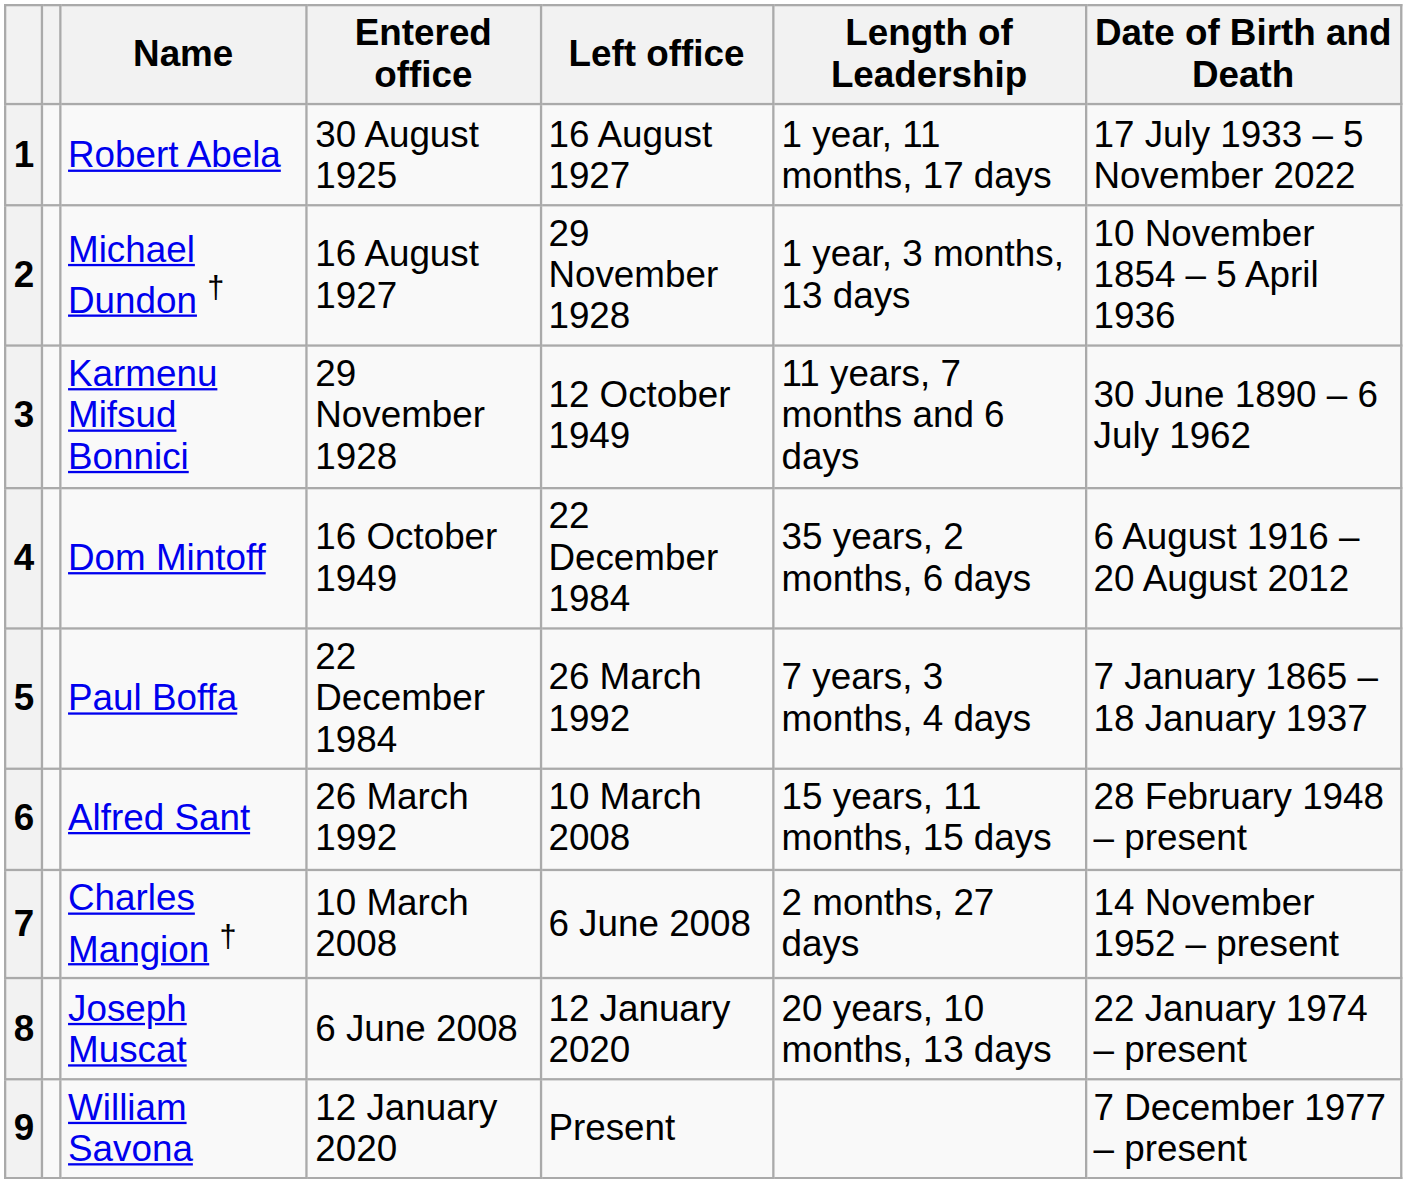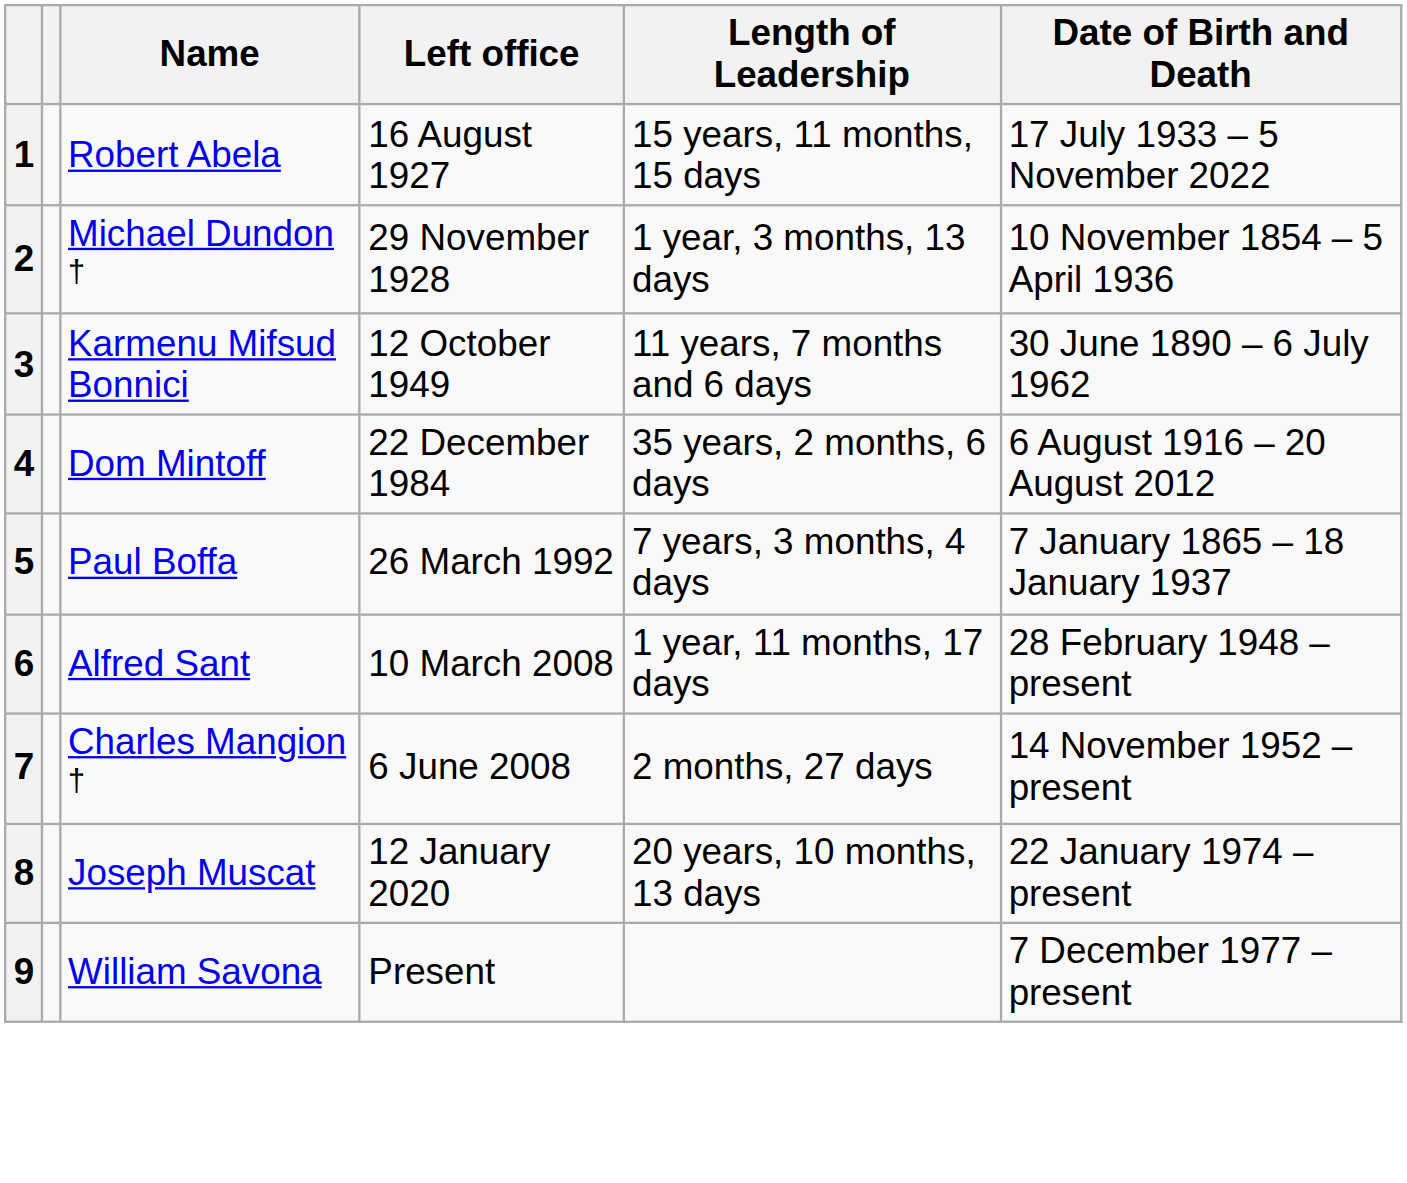- column: (423, 54)
(917, 154) 1 year, 11 months, 17 days -> (802, 154) 15 years, 11 months, 15 days
(917, 818) 15 years, 11 months, 15 days -> (808, 662) 1 year, 11 months, 17 days
